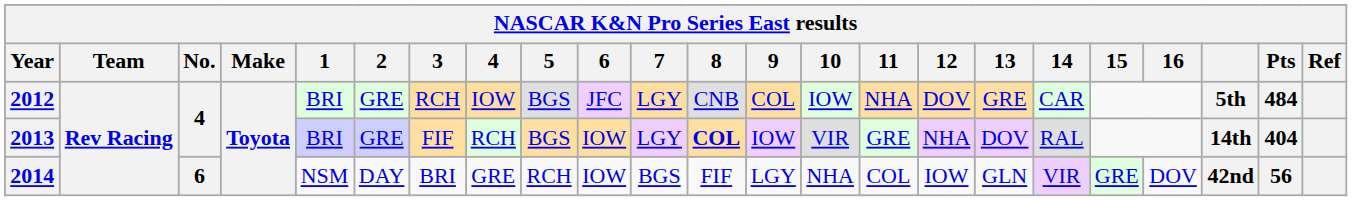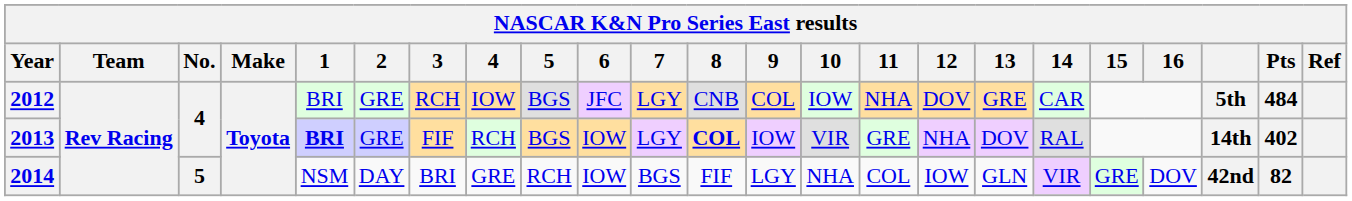(324, 137) normal -> (324, 137) bold
(1281, 137) 404 -> (1281, 137) 402
(199, 175) 6 -> (199, 175) 5
(1281, 175) 56 -> (1281, 175) 82
